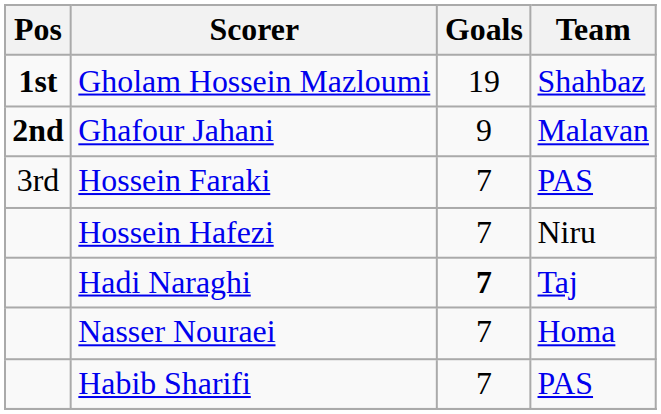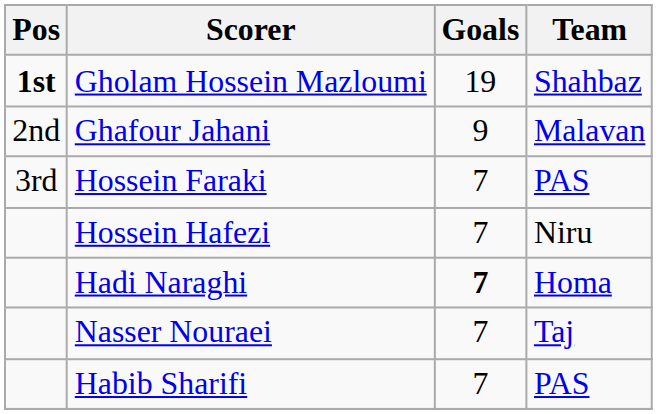(38, 130) bold -> (36, 130) normal
(558, 282) Taj -> (573, 282) Homa
(576, 332) Homa -> (554, 332) Taj
